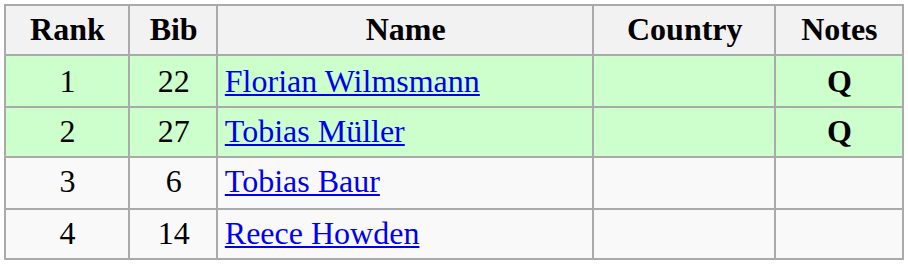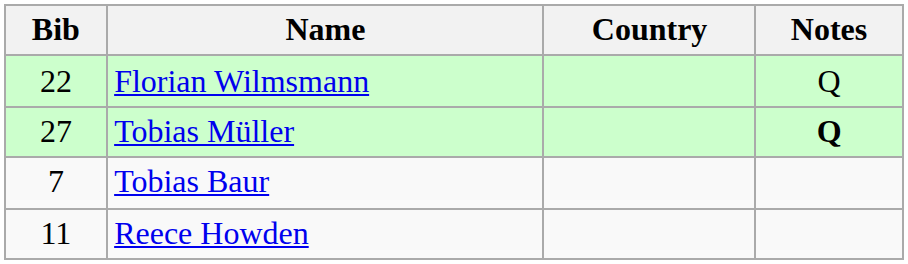- column: (67, 29)
(839, 80) bold -> (829, 80) normal
(174, 182) 6 -> (56, 182) 7
(174, 232) 14 -> (56, 232) 11
